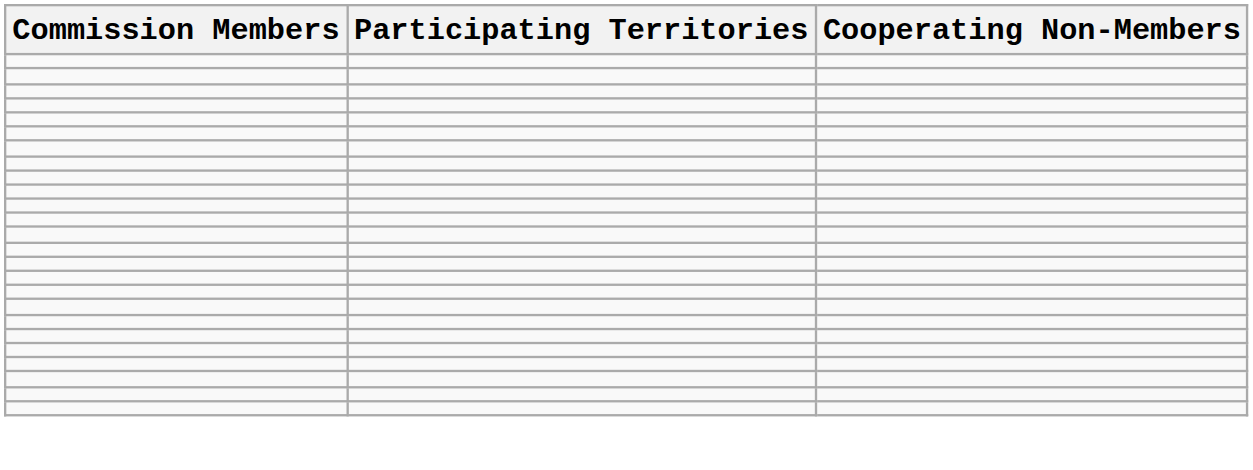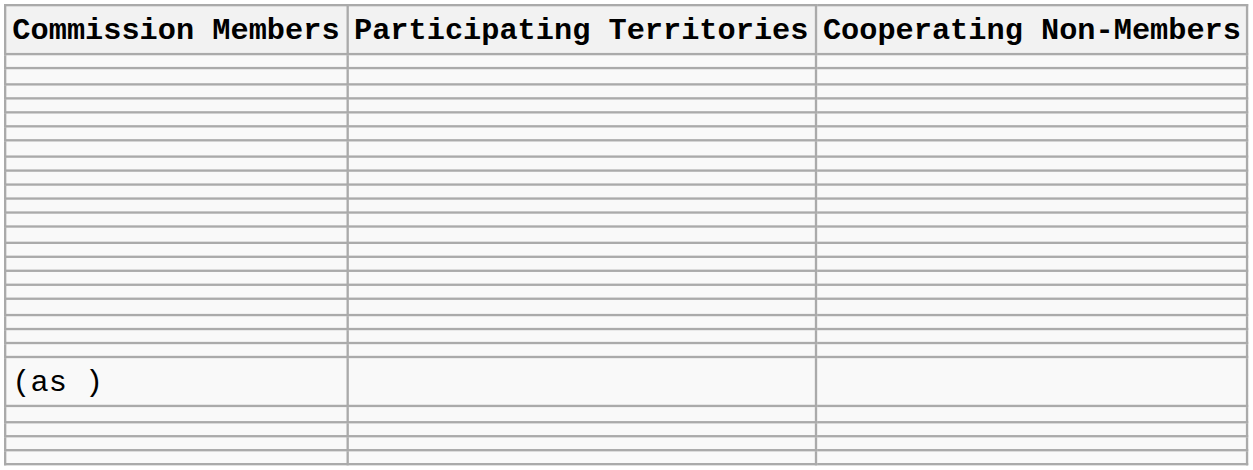+ row: (58, 382)
